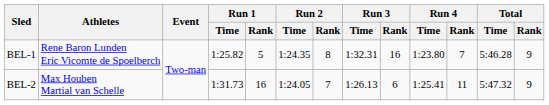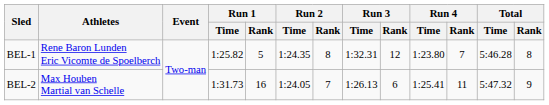(395, 55) 16 -> (395, 55) 12
(529, 55) 9 -> (529, 55) 8
